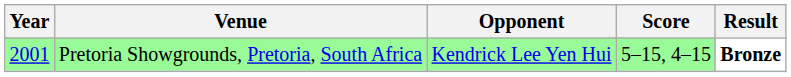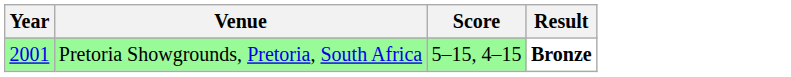- column: (522, 21)
